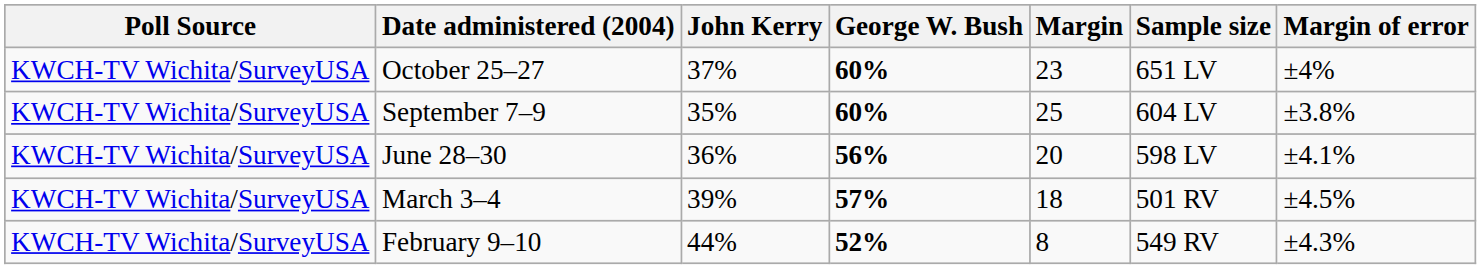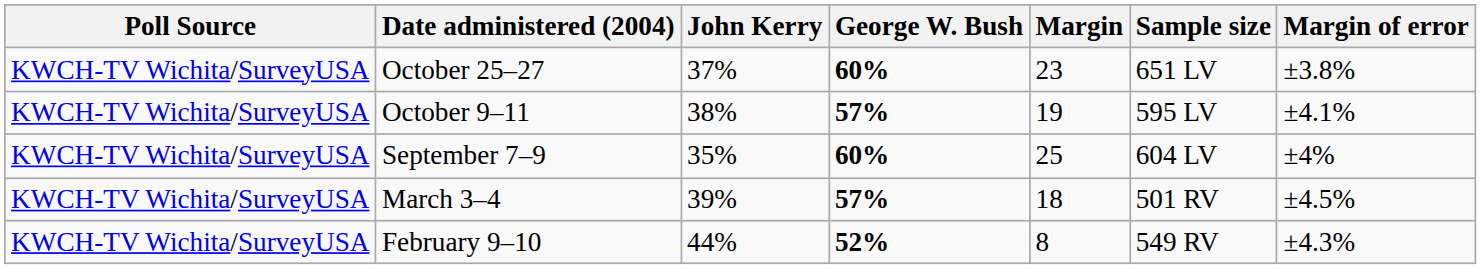(1309, 69) ±4% -> (1319, 69) ±3.8%
+ row: (456, 112)
(1319, 112) ±3.8% -> (1309, 155) ±4%
- row: (444, 155)
